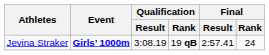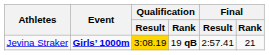(150, 43) no background -> (150, 43) gold background
(250, 43) 24 -> (250, 43) 21
